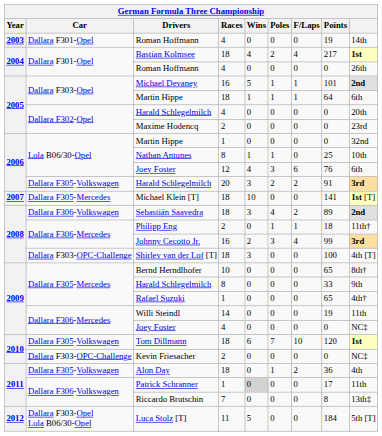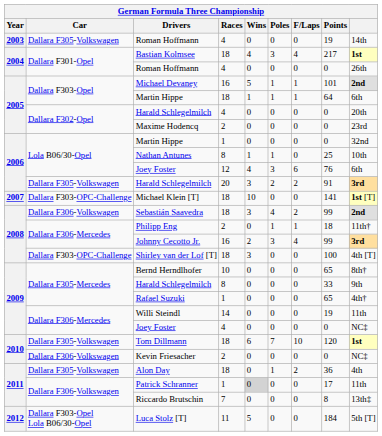(61, 39) Dallara F301-Opel -> (73, 39) Dallara F305-Volkswagen
(272, 54) 2 -> (272, 54) 3
(69, 197) Dallara F305-Mercedes -> (80, 197) Dallara F303-OPC-Challenge
(328, 212) 89 -> (328, 212) 99
(80, 355) Dallara F303-OPC-Challenge -> (73, 355) Dallara F306-Volkswagen
